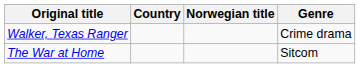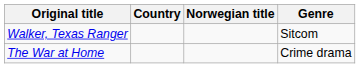(316, 33) Crime drama -> (299, 33) Sitcom
(299, 53) Sitcom -> (316, 53) Crime drama
